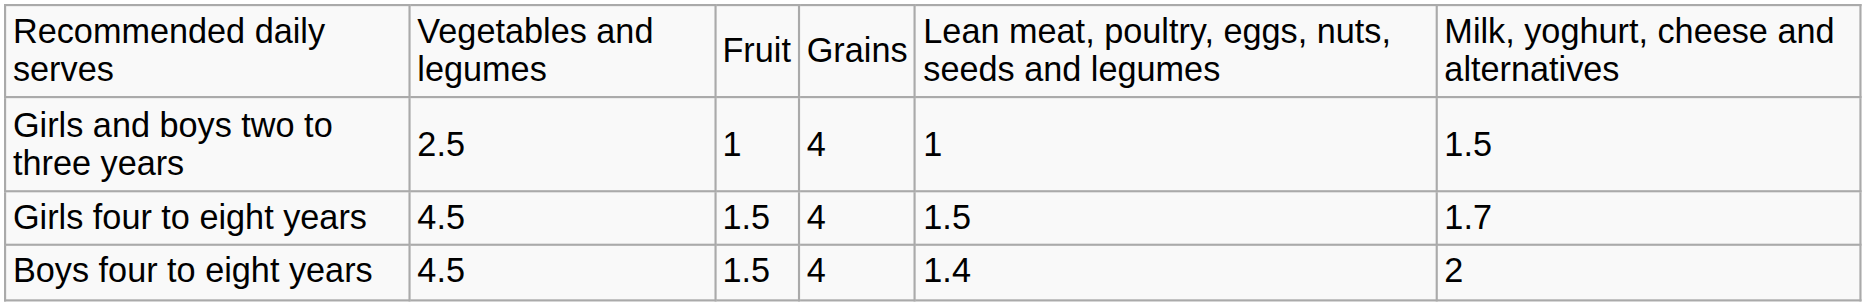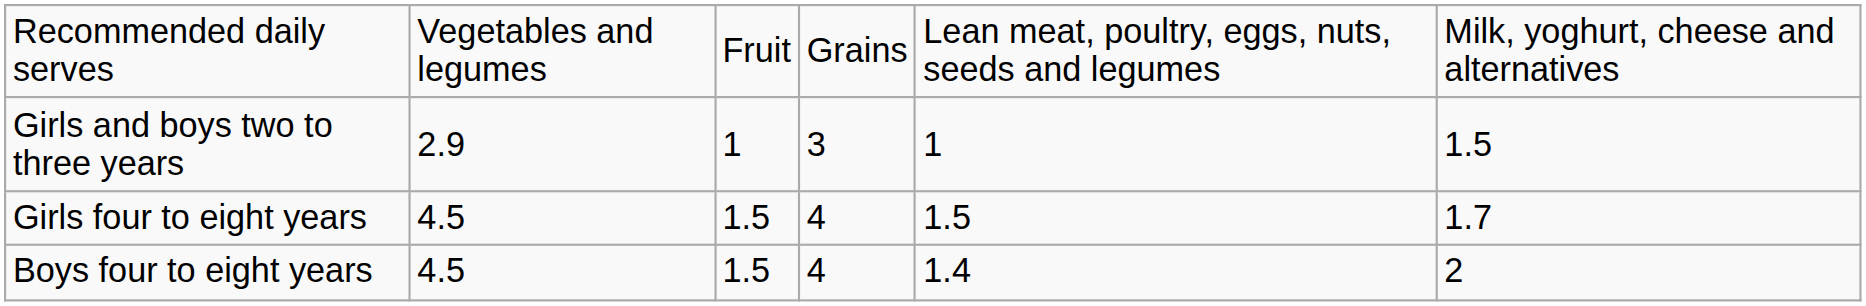(441, 143) 2.5 -> (441, 143) 2.9
(816, 143) 4 -> (816, 143) 3
